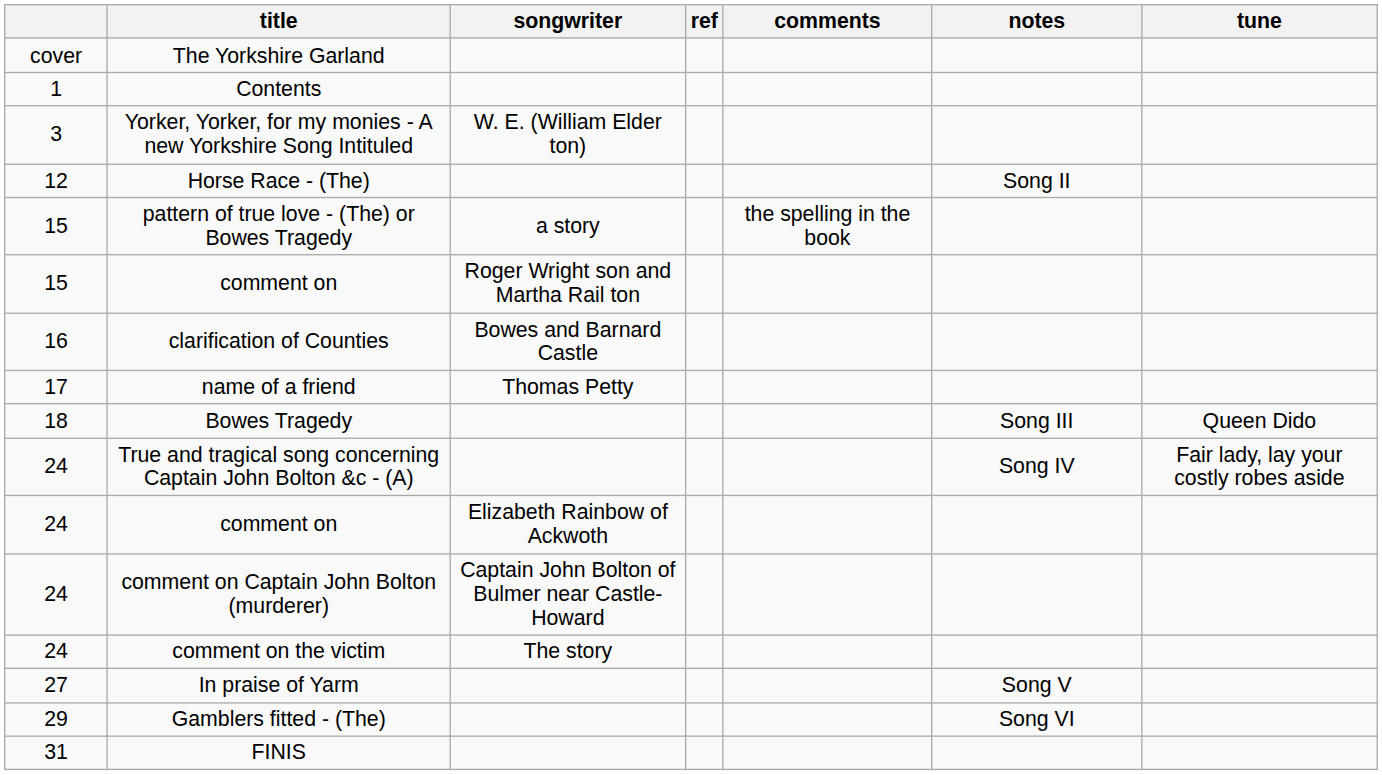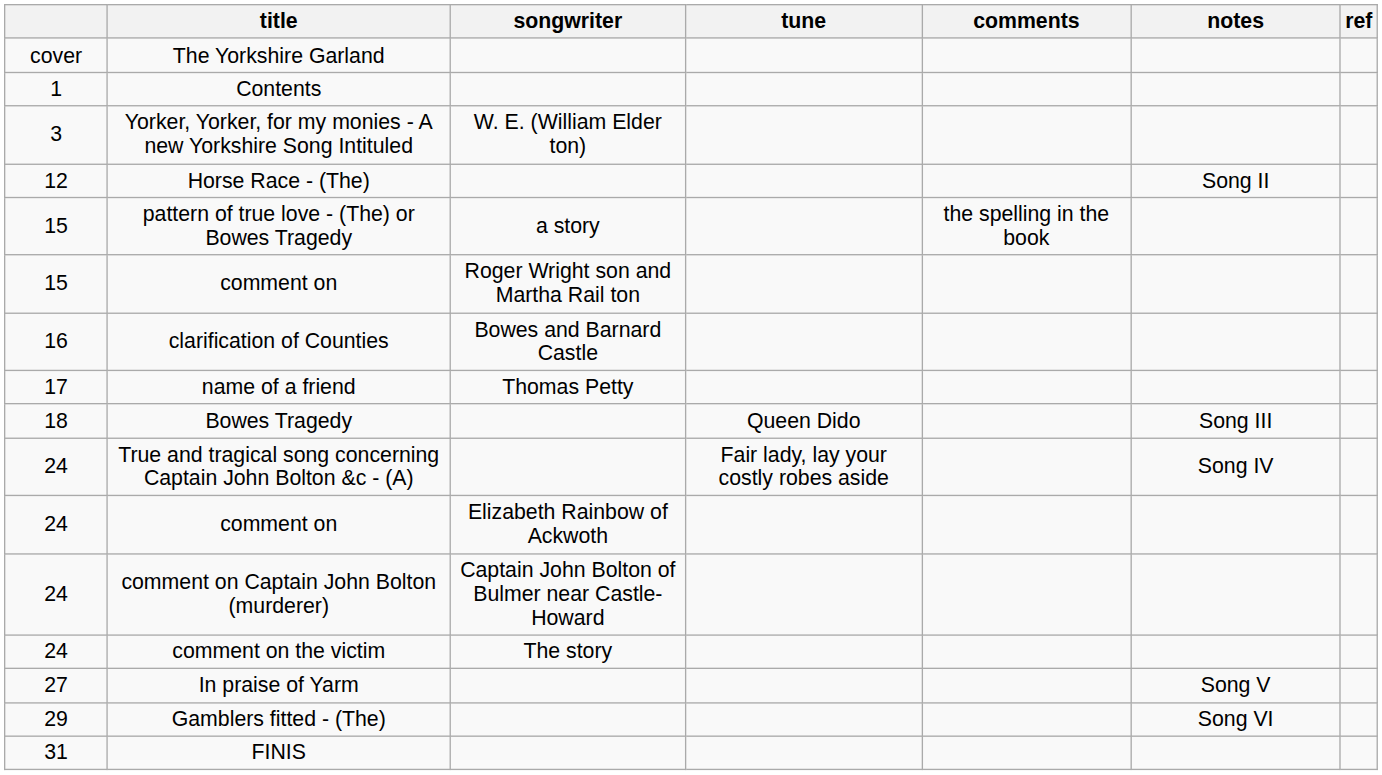columns swapped: (1259, 21) <-> (704, 21)
